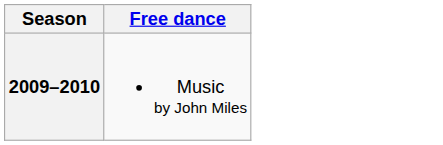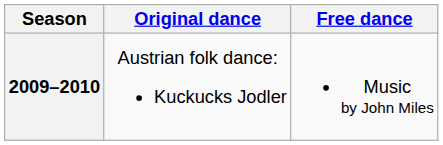+ column: (198, 18)
